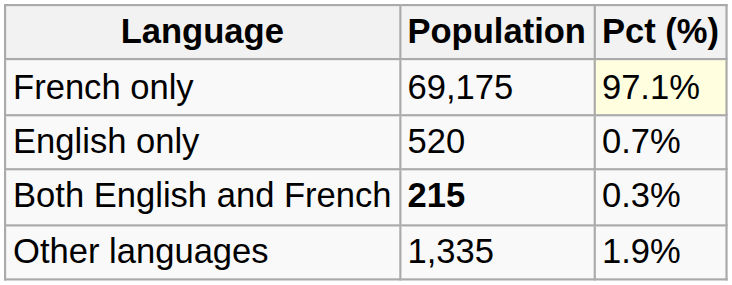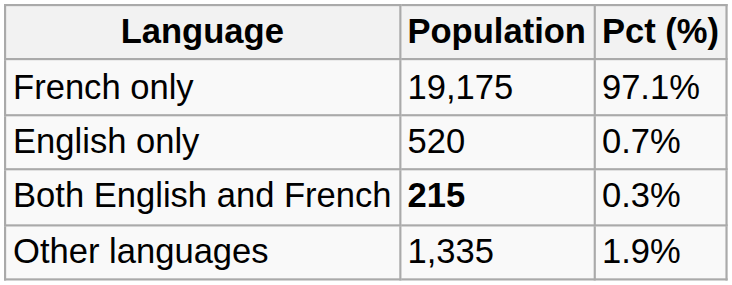(460, 86) 69,175 -> (460, 86) 19,175
(651, 86) lightyellow background -> (651, 86) no background
